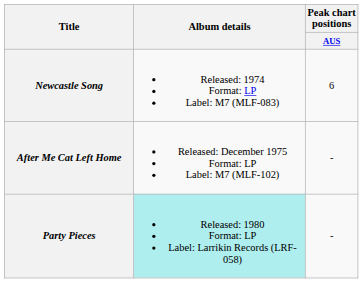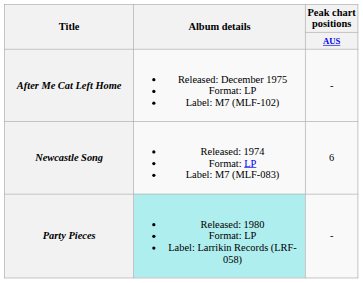rows swapped: (69, 85) <-> (69, 157)
